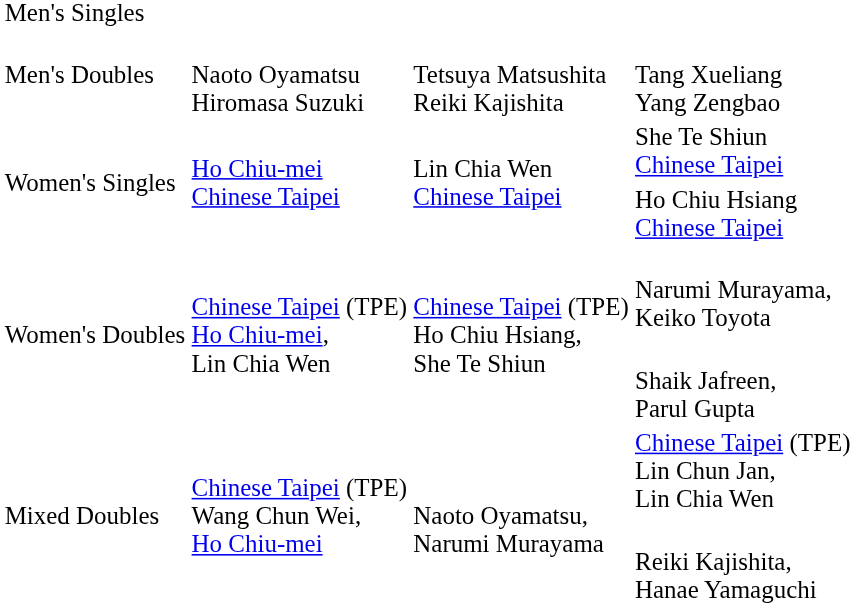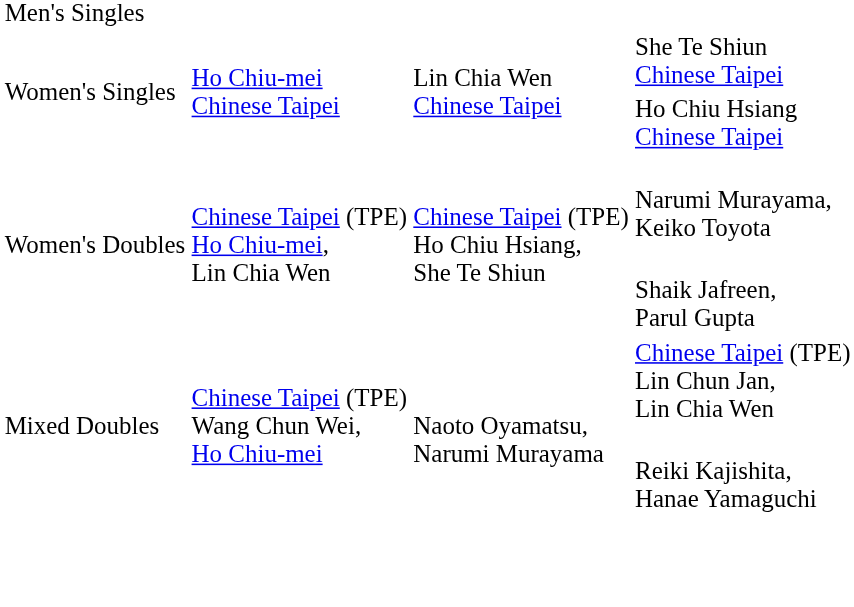- row: (79, 74)
